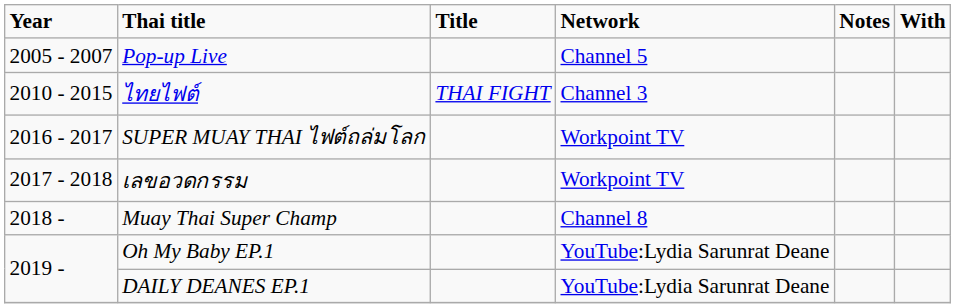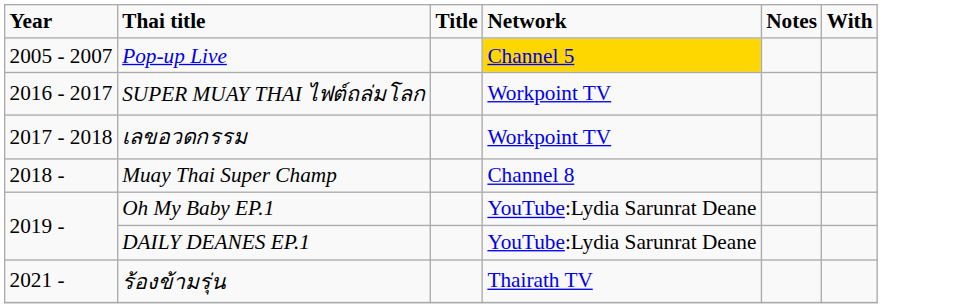(604, 55) no background -> (531, 55) gold background
- row: (160, 94)
+ row: (174, 281)
